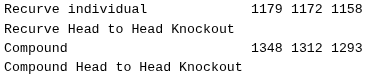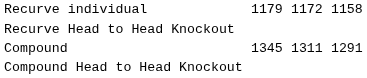(267, 48) 1348 -> (267, 48) 1345
(307, 48) 1312 -> (307, 48) 1311
(347, 48) 1293 -> (347, 48) 1291
